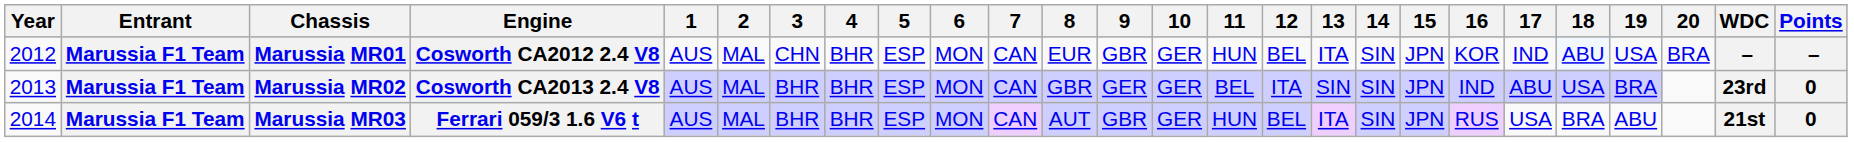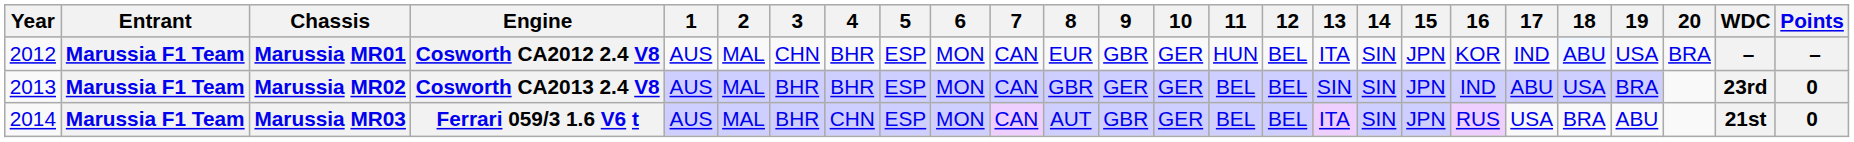(1286, 86) ITA -> (1288, 86) BEL
(852, 119) BHR -> (852, 119) CHN
(1234, 119) HUN -> (1236, 119) BEL
